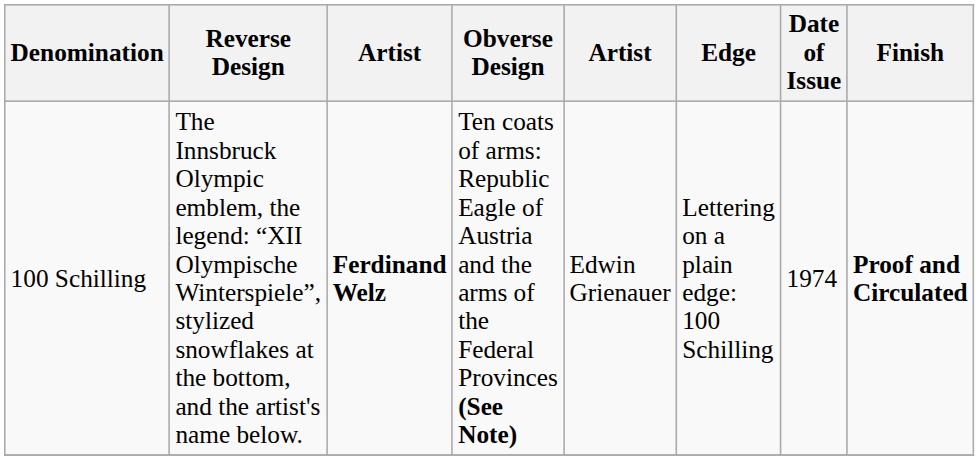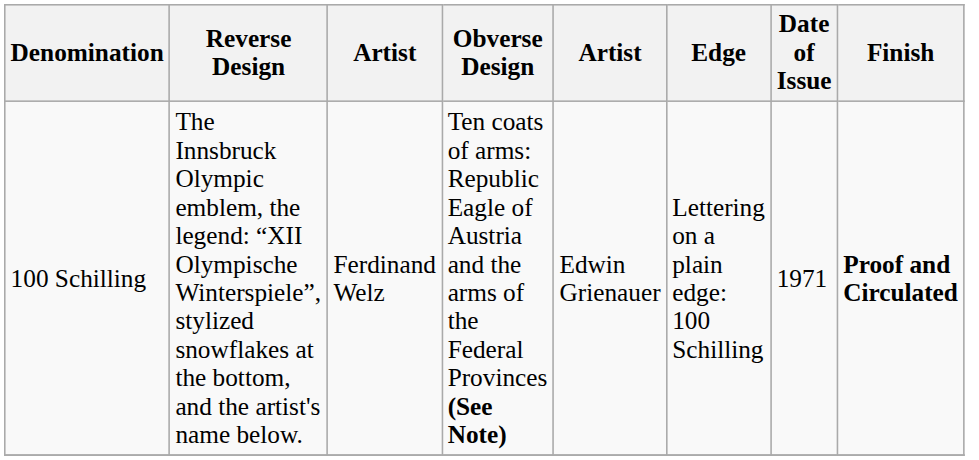(390, 277) bold -> (385, 277) normal
(812, 277) 1974 -> (802, 277) 1971
